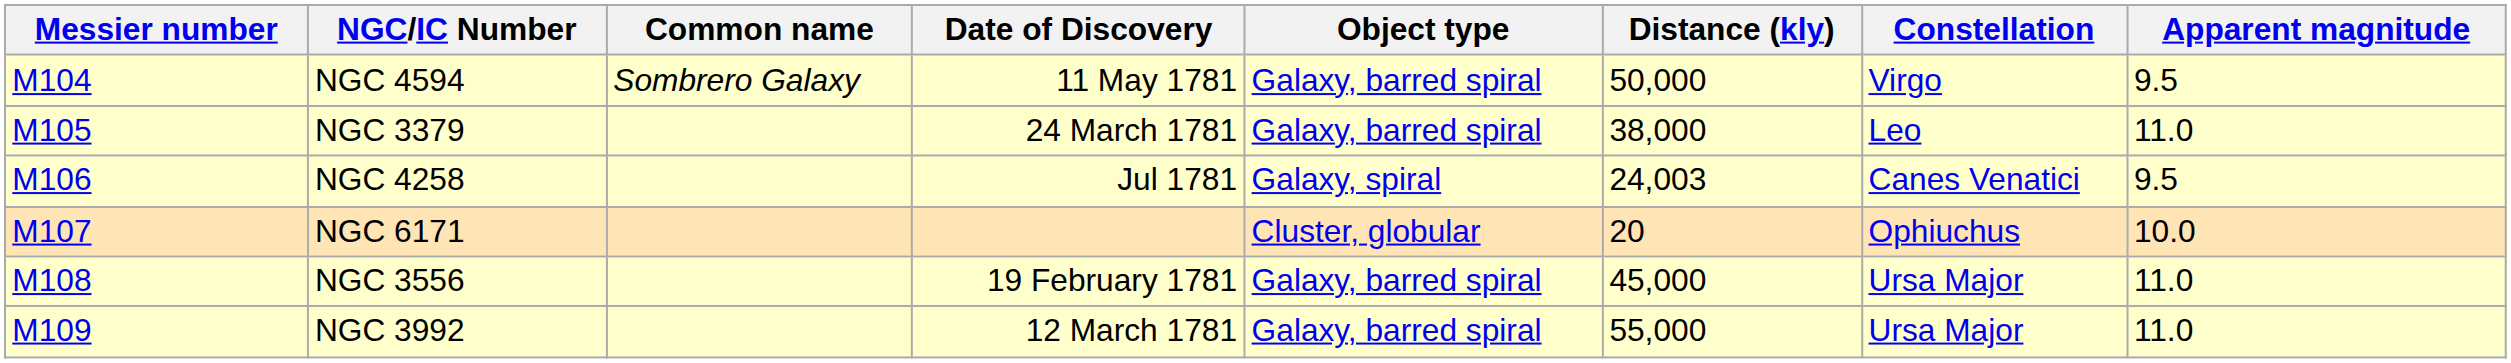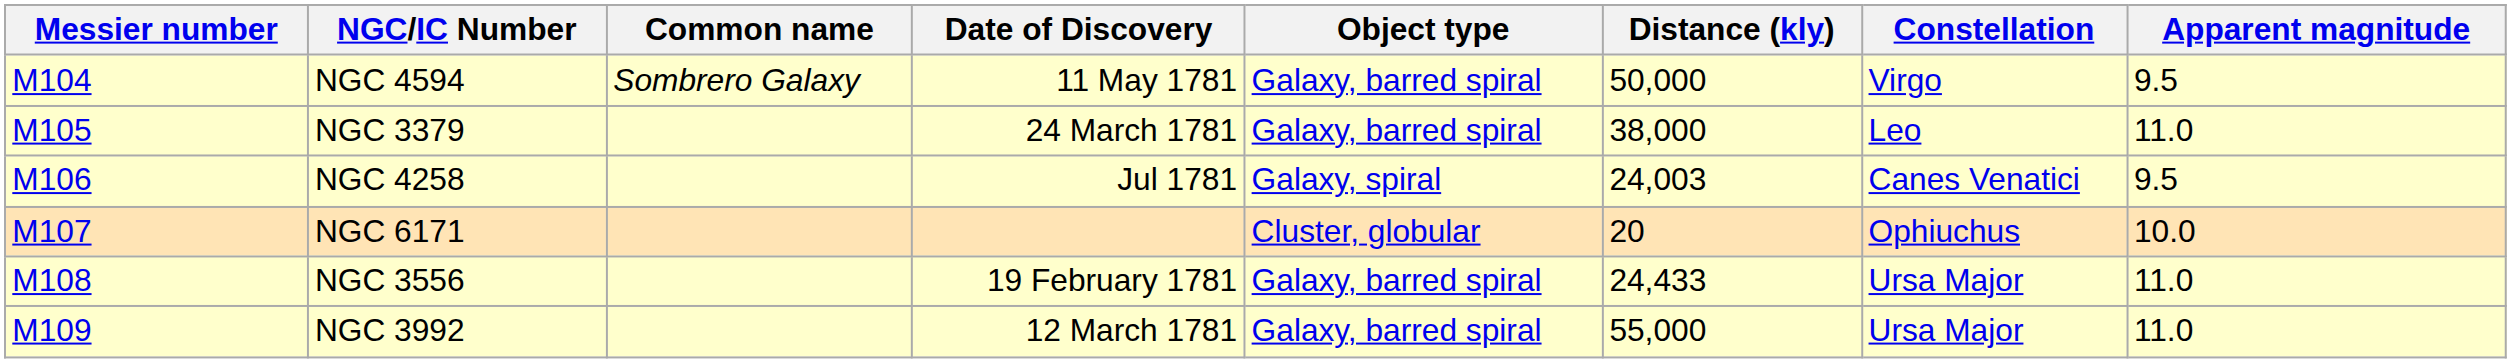(1658, 280) 45,000 -> (1658, 280) 24,433
